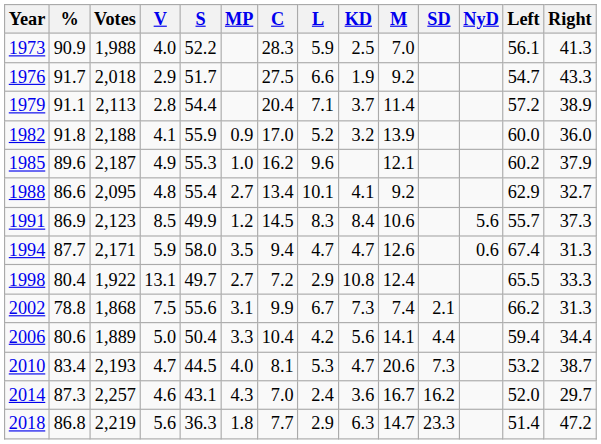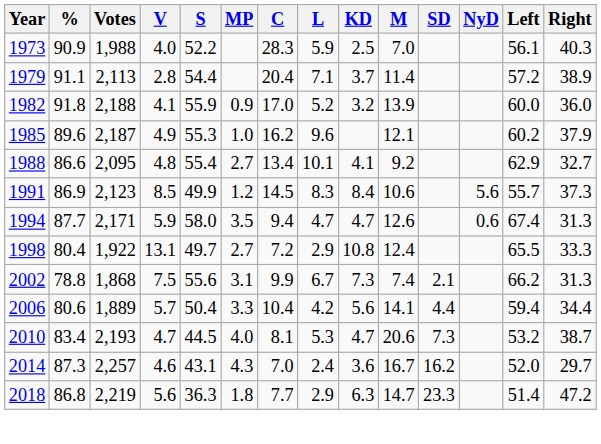(576, 47) 41.3 -> (576, 47) 40.3
- row: (27, 76)
(165, 337) 5.0 -> (165, 308) 5.7
